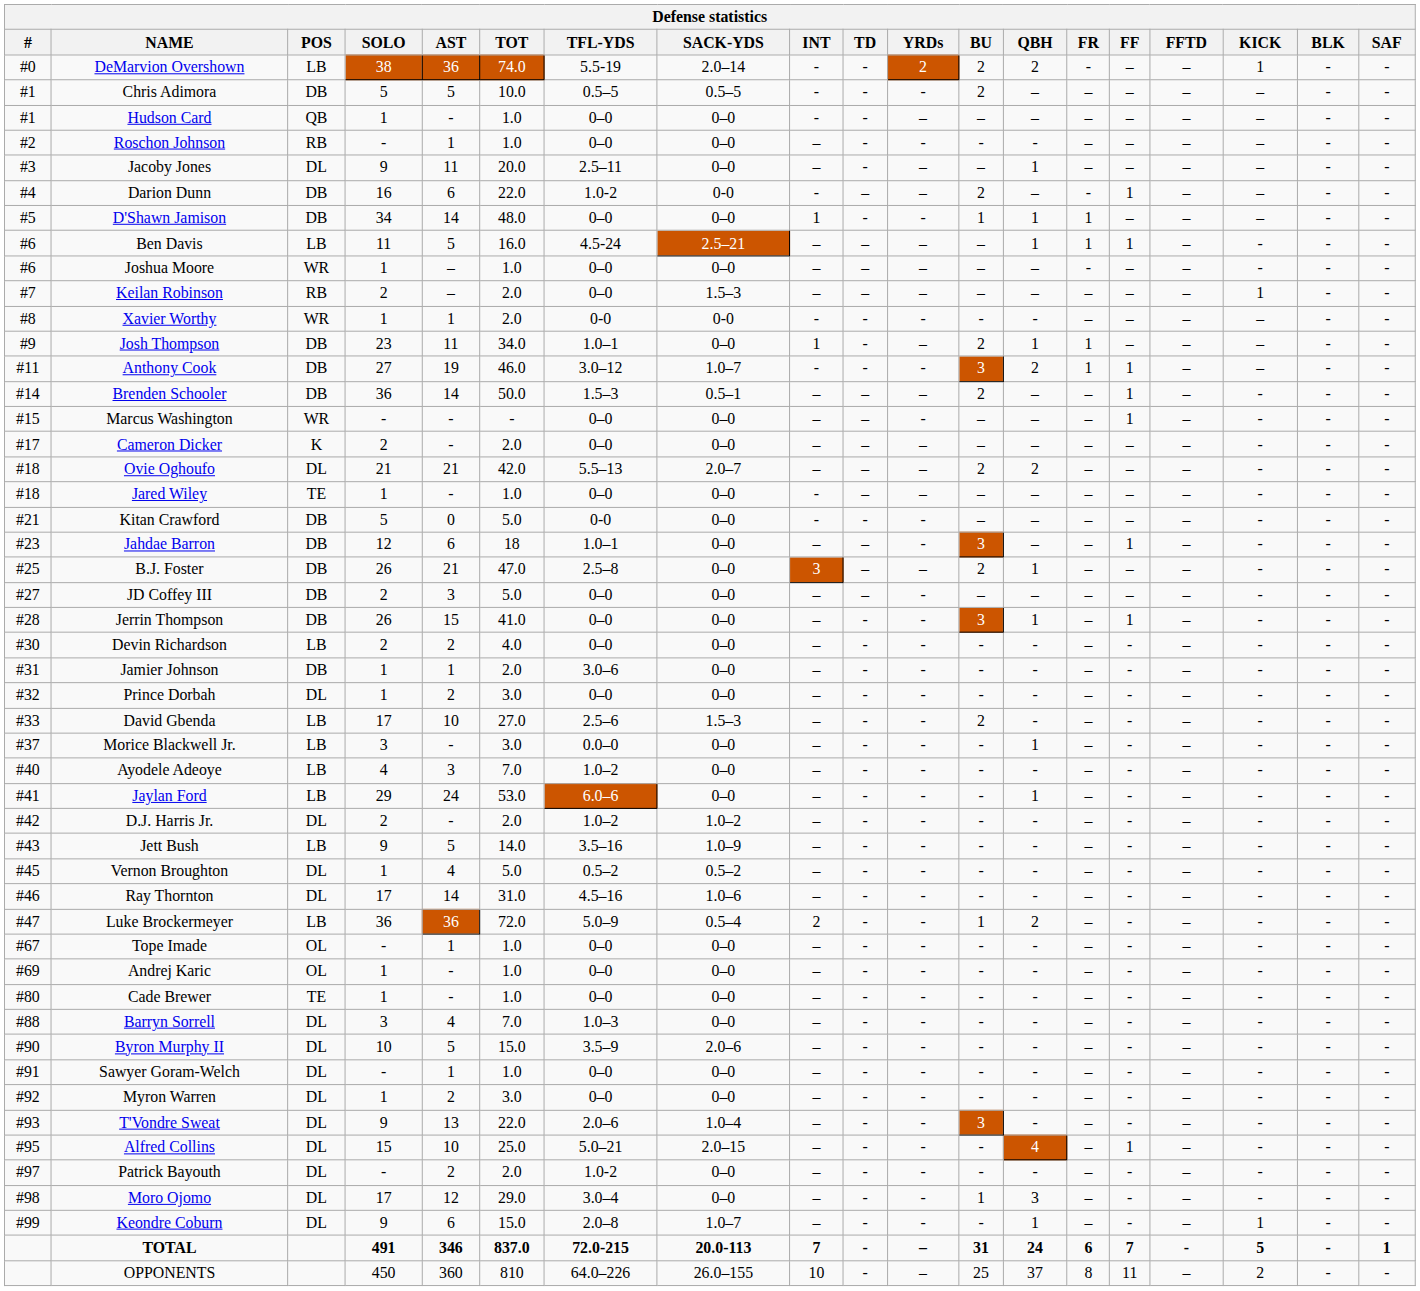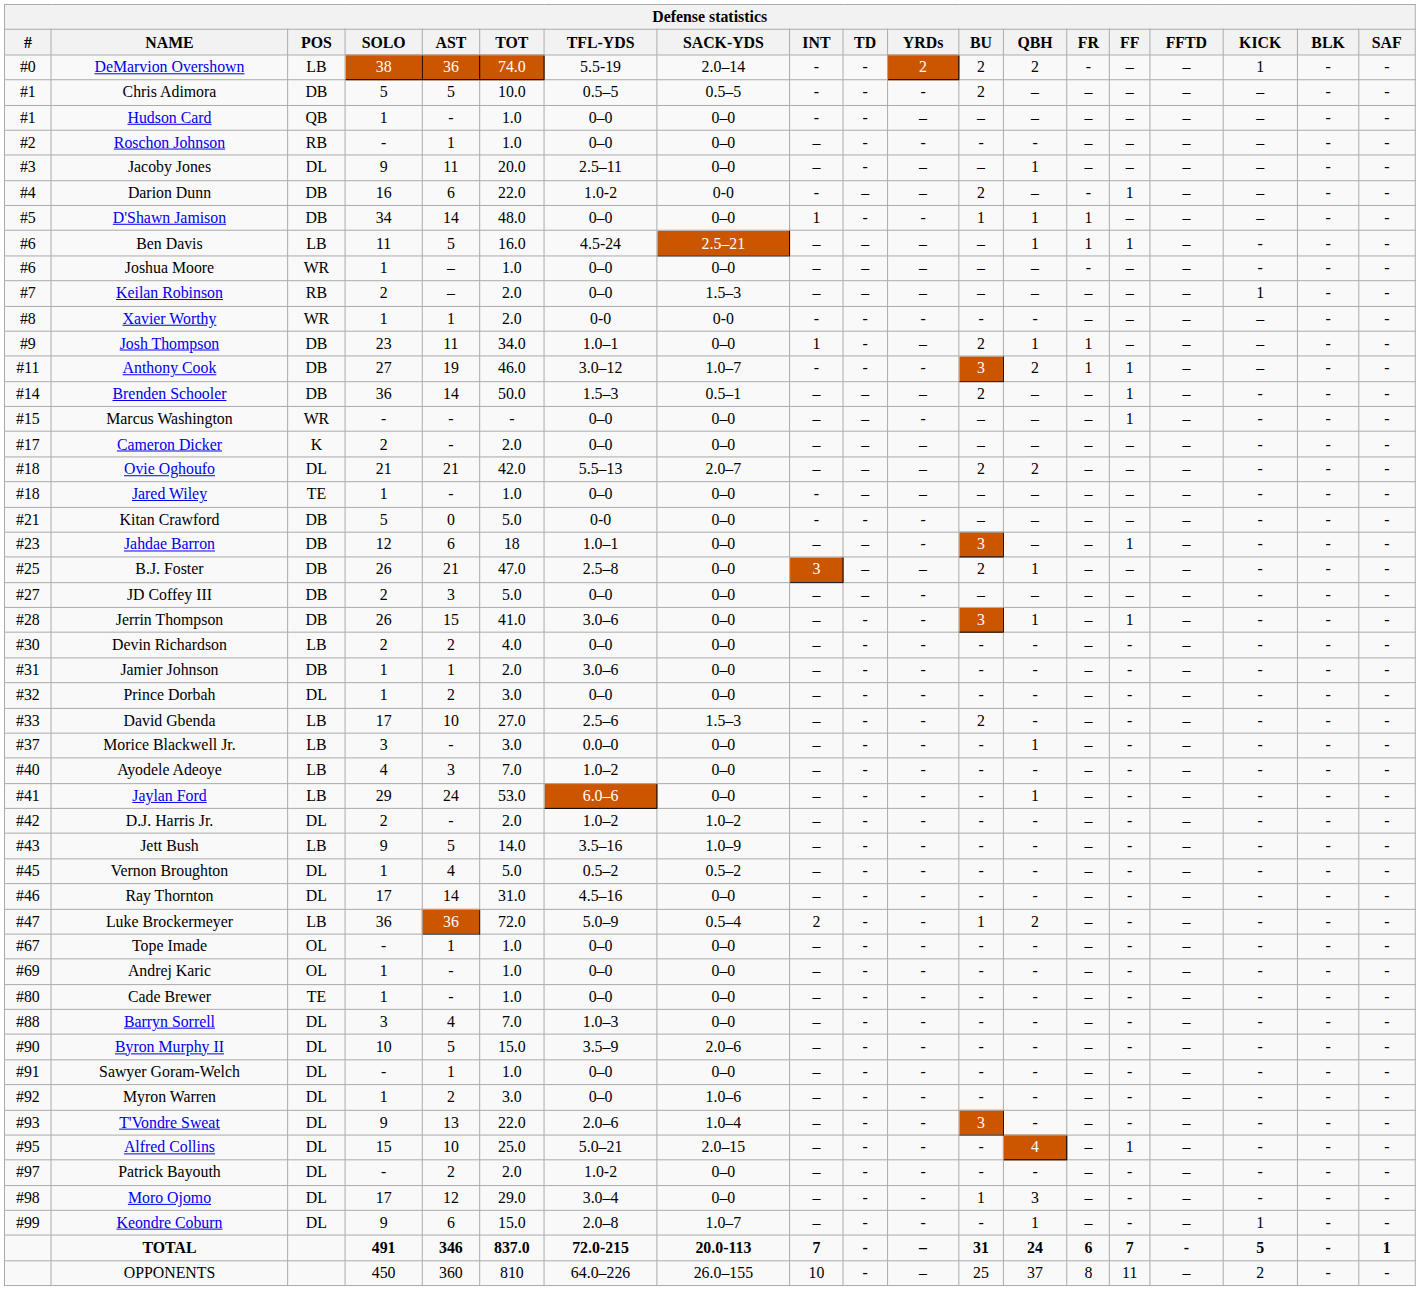(601, 619) 0–0 -> (601, 619) 3.0–6
(723, 896) 1.0–6 -> (723, 896) 0–0
(723, 1097) 0–0 -> (723, 1097) 1.0–6
